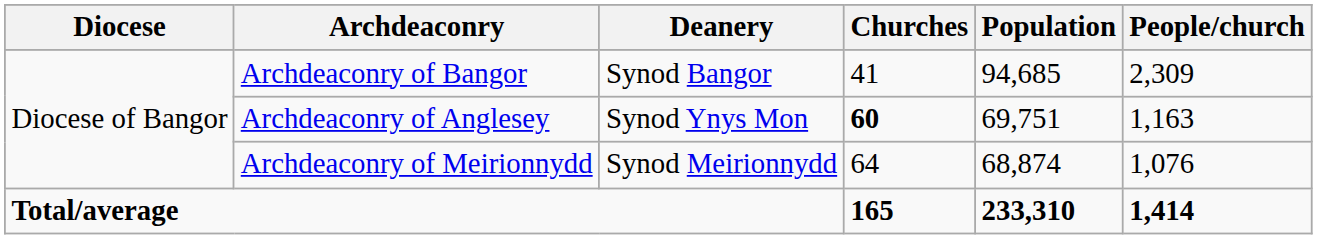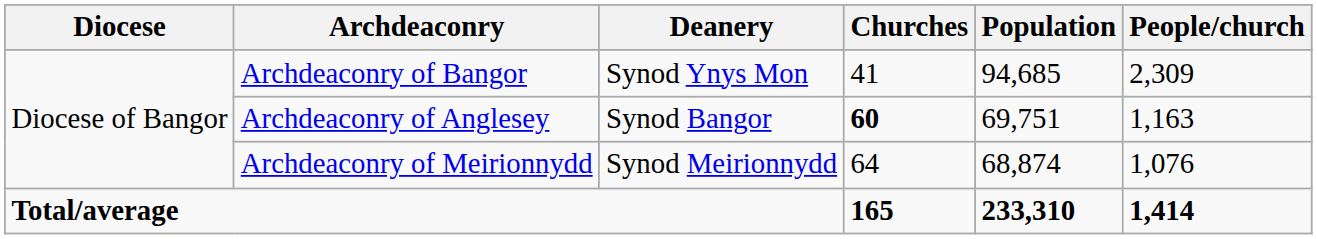(689, 73) Synod Bangor -> (707, 73) Synod Ynys Mon
(707, 118) Synod Ynys Mon -> (689, 118) Synod Bangor
